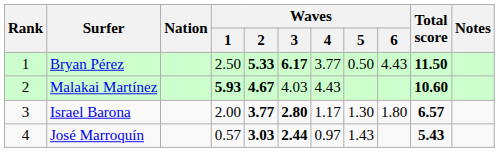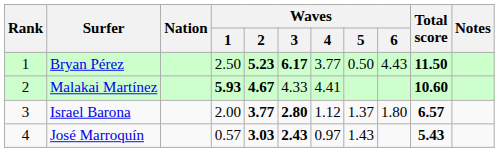(261, 64) 5.33 -> (261, 64) 5.23
(294, 87) 4.03 -> (294, 87) 4.33
(328, 87) 4.43 -> (328, 87) 4.41
(328, 111) 1.17 -> (328, 111) 1.12
(361, 111) 1.30 -> (361, 111) 1.37
(294, 135) 2.44 -> (294, 135) 2.43
